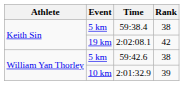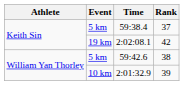(166, 27) 38 -> (166, 27) 37
